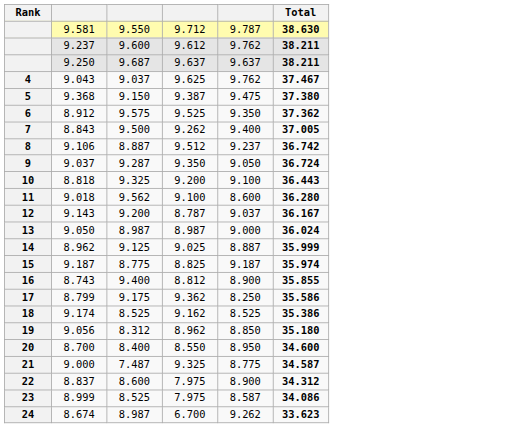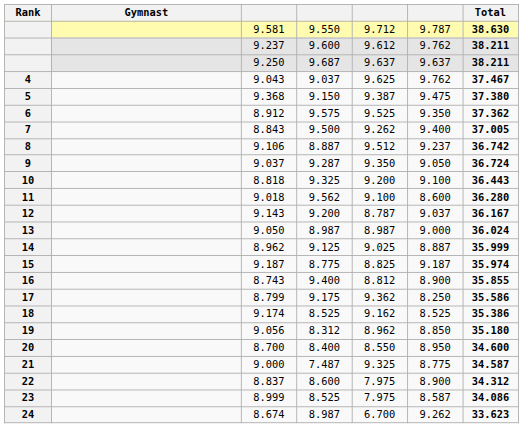+ column: (146, 13)
